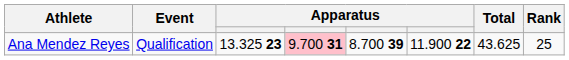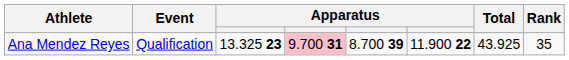(499, 44) 43.625 -> (499, 44) 43.925
(544, 44) 25 -> (544, 44) 35
